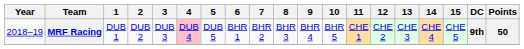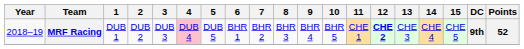(383, 31) normal -> (383, 31) bold
(503, 31) 50 -> (503, 31) 52
